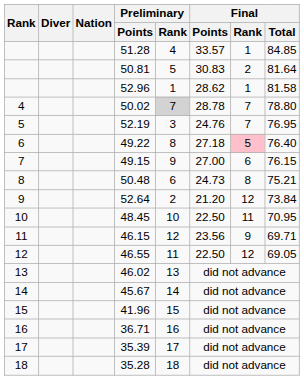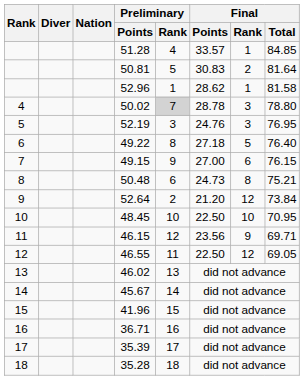(248, 106) 7 -> (248, 106) 3
(248, 124) 7 -> (248, 124) 3
(248, 143) pink background -> (248, 143) no background
(248, 217) 11 -> (248, 217) 10
